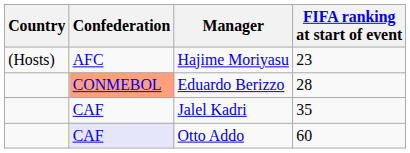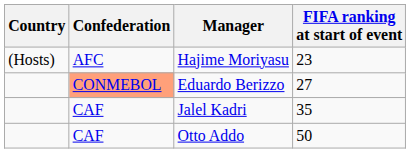(304, 85) 28 -> (304, 85) 27
(88, 135) lavender background -> (88, 135) no background
(304, 135) 60 -> (304, 135) 50
